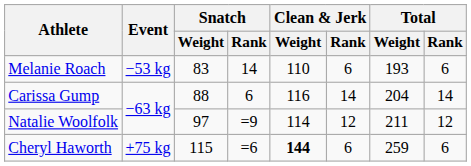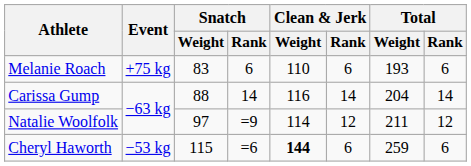(148, 69) −53 kg -> (148, 69) +75 kg
(249, 69) 14 -> (249, 69) 6
(249, 95) 6 -> (249, 95) 14
(148, 148) +75 kg -> (148, 148) −53 kg
